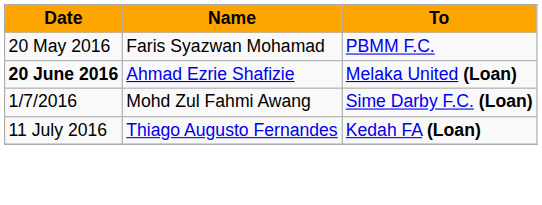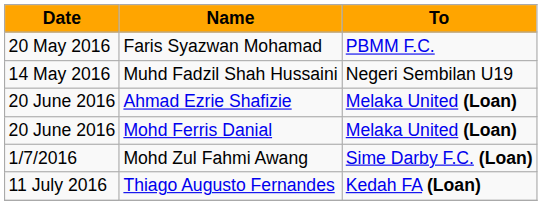+ row: (231, 74)
(63, 74) bold -> (62, 102) normal
+ row: (198, 130)
